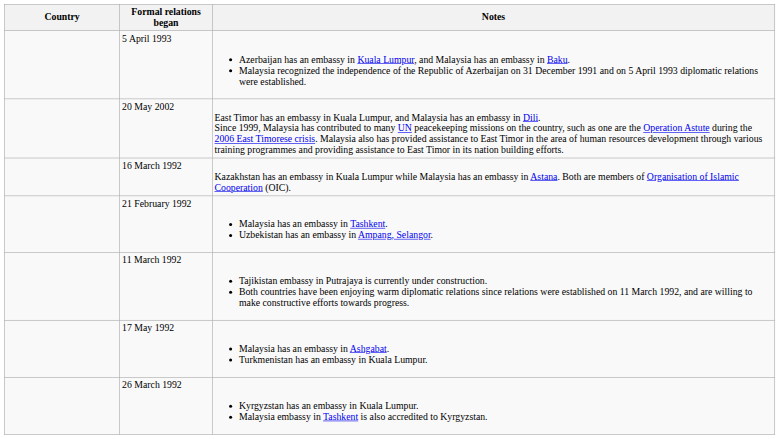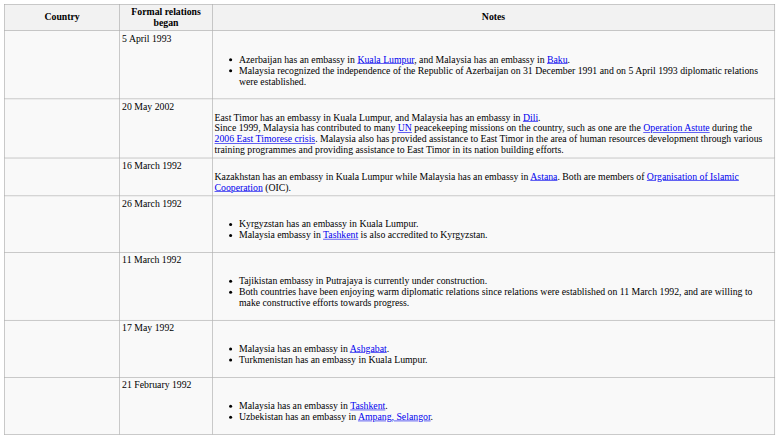rows swapped: (152, 385) <-> (157, 203)
